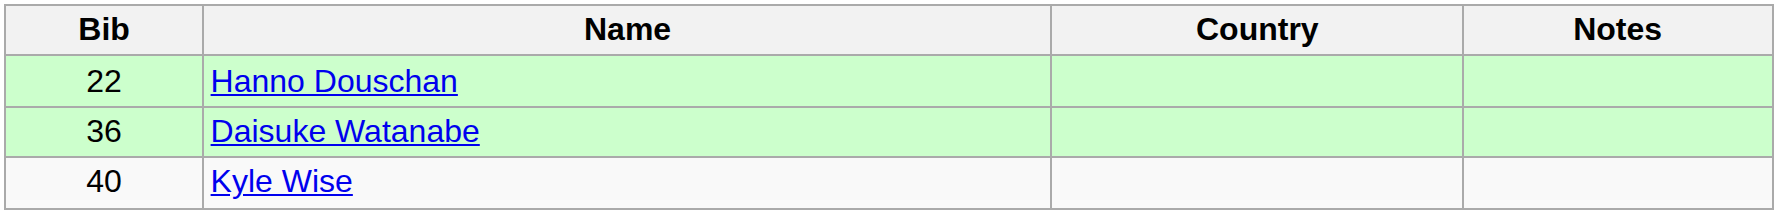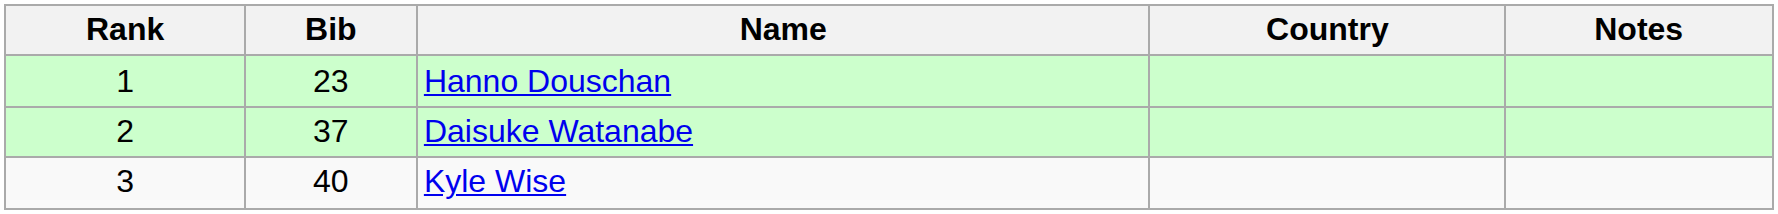+ column: (125, 29)
(104, 80) 22 -> (331, 80) 23
(104, 131) 36 -> (331, 131) 37
